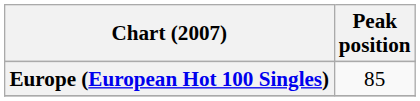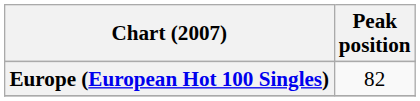(375, 78) 85 -> (375, 78) 82
